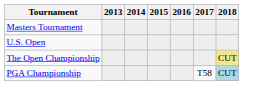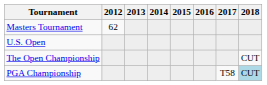+ column: (113, 12)
(227, 58) khaki background -> (250, 58) no background
